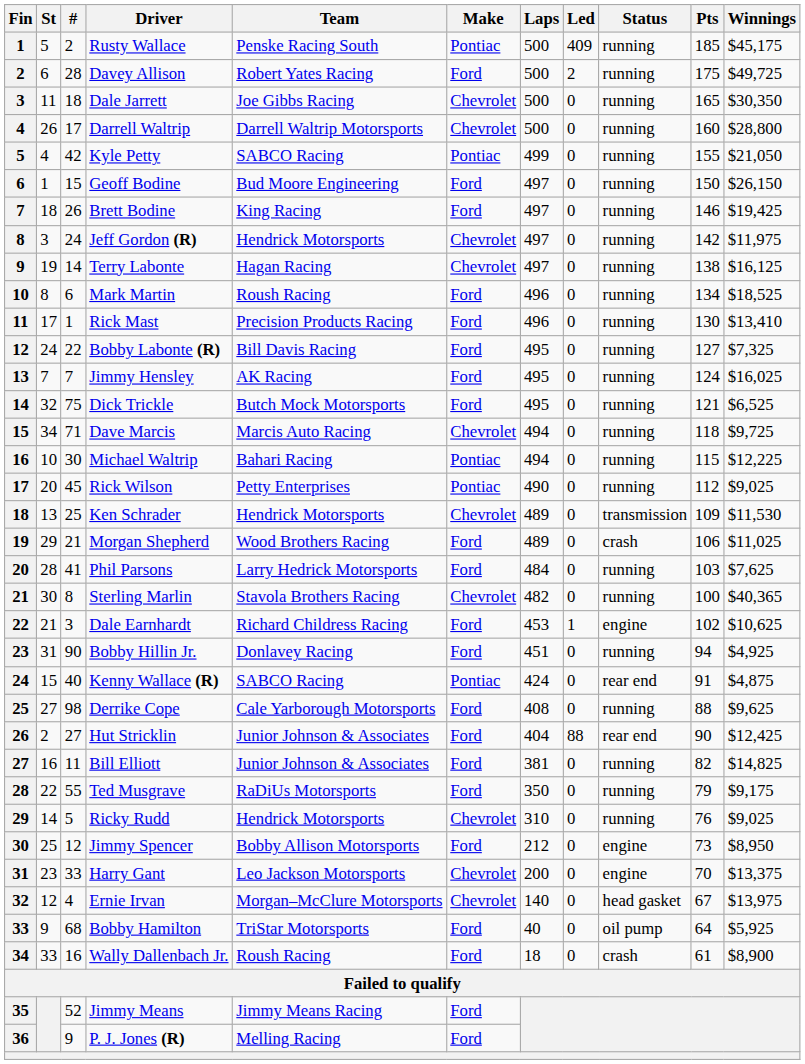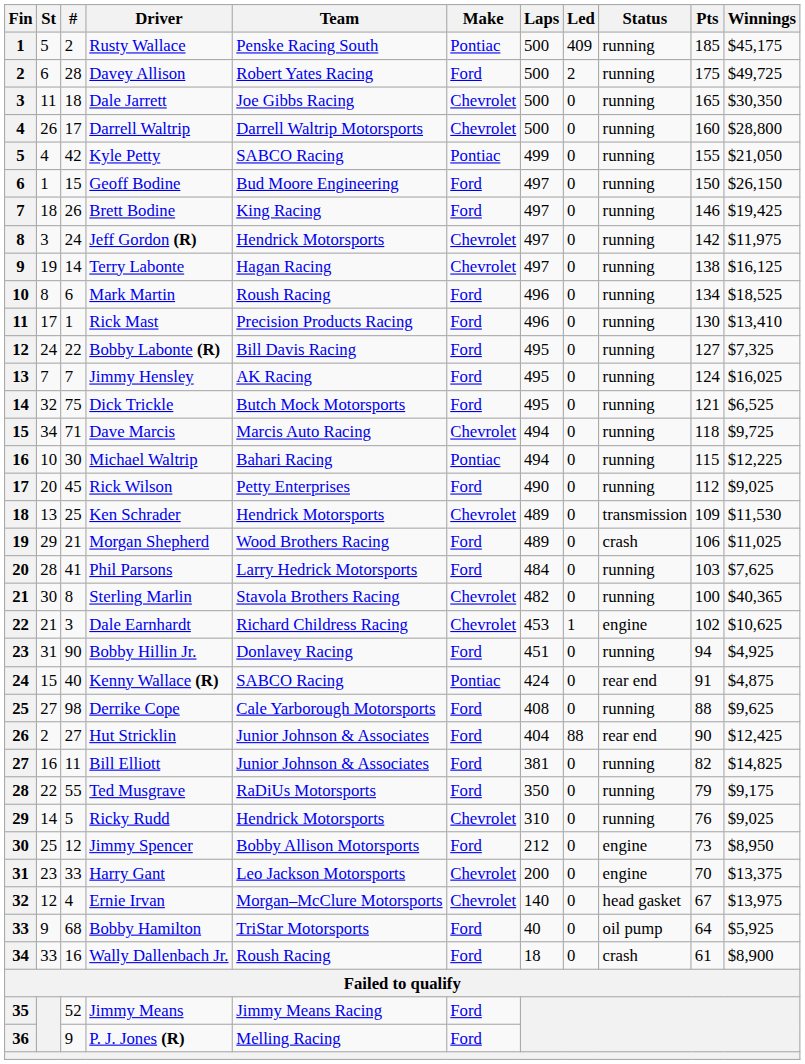(475, 487) Pontiac -> (466, 487) Ford
(466, 624) Ford -> (483, 624) Chevrolet
